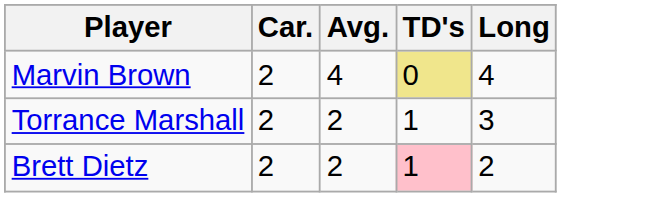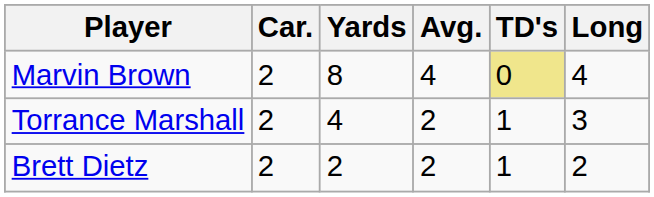+ column: (367, 27)
(411, 167) pink background -> (504, 167) no background
